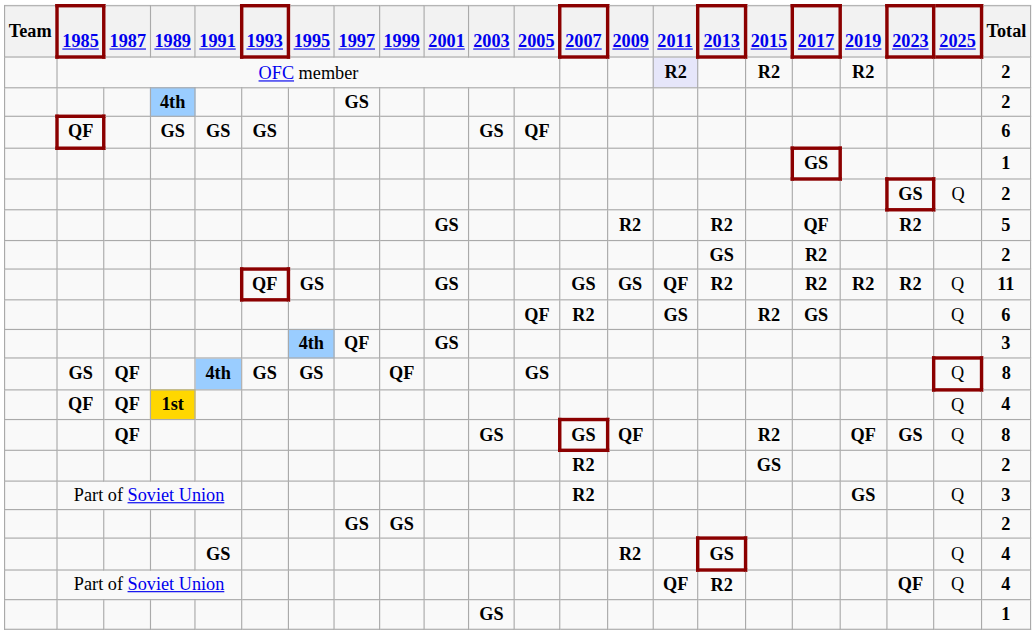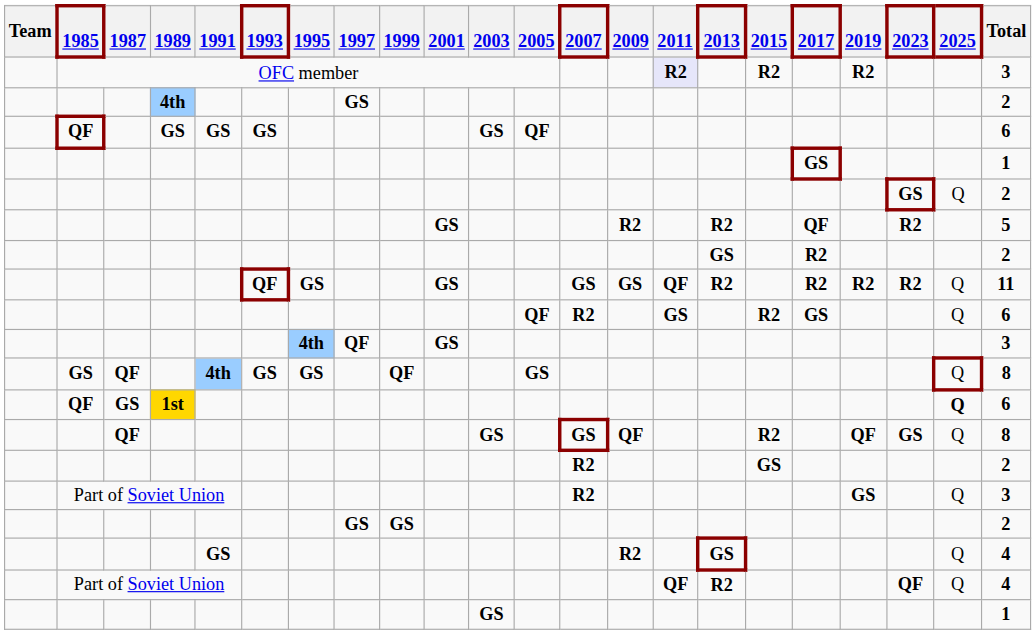(1006, 72) 2 -> (1006, 72) 3
(127, 404) QF -> (127, 404) GS
(958, 404) normal -> (958, 404) bold
(1006, 404) 4 -> (1006, 404) 6
